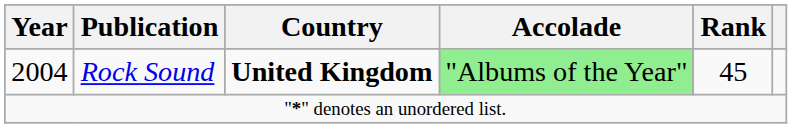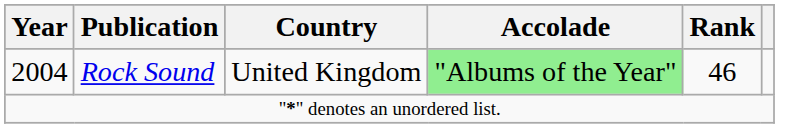(332, 71) bold -> (326, 71) normal
(733, 71) 45 -> (722, 71) 46
